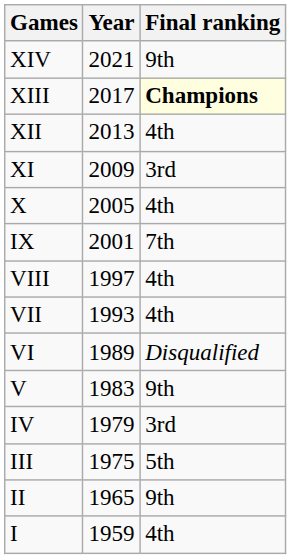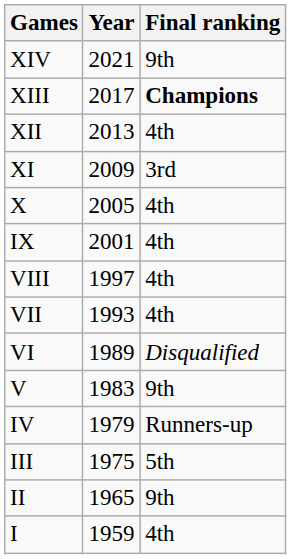(202, 95) lightyellow background -> (202, 95) no background
(160, 242) 7th -> (160, 242) 4th
(161, 424) 3rd -> (199, 424) Runners-up
